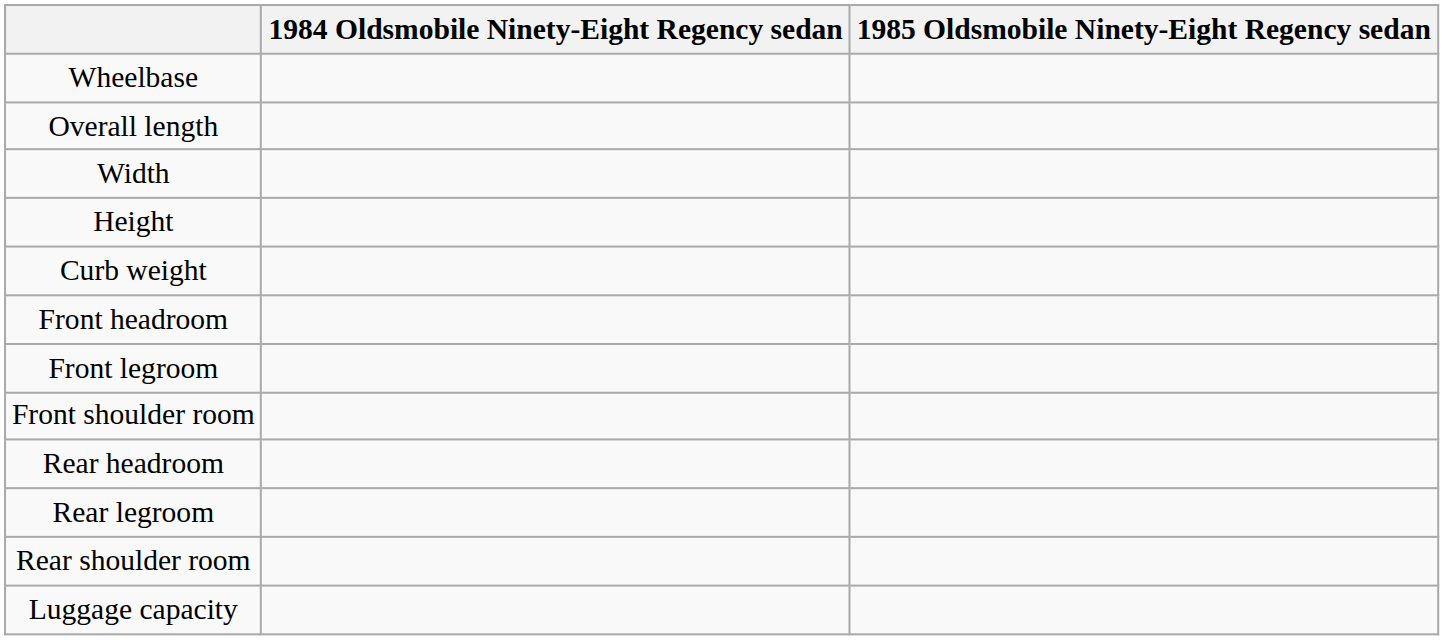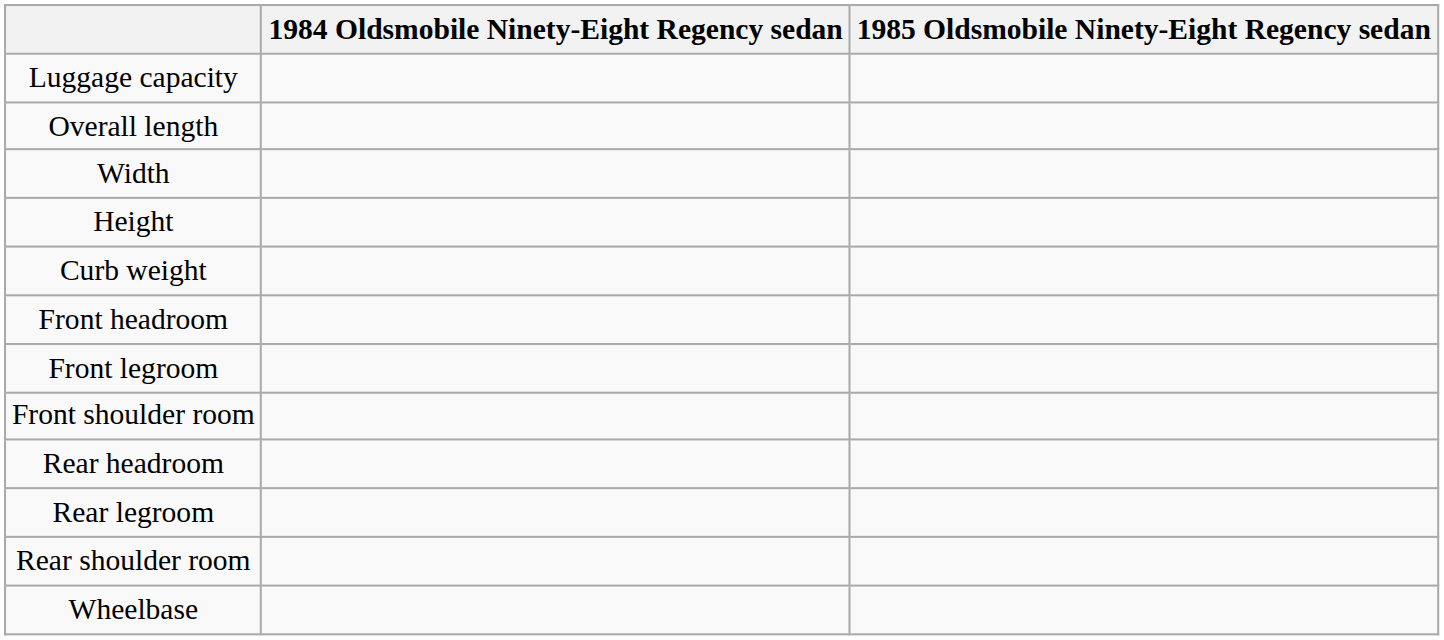rows swapped: (133, 76) <-> (133, 608)
